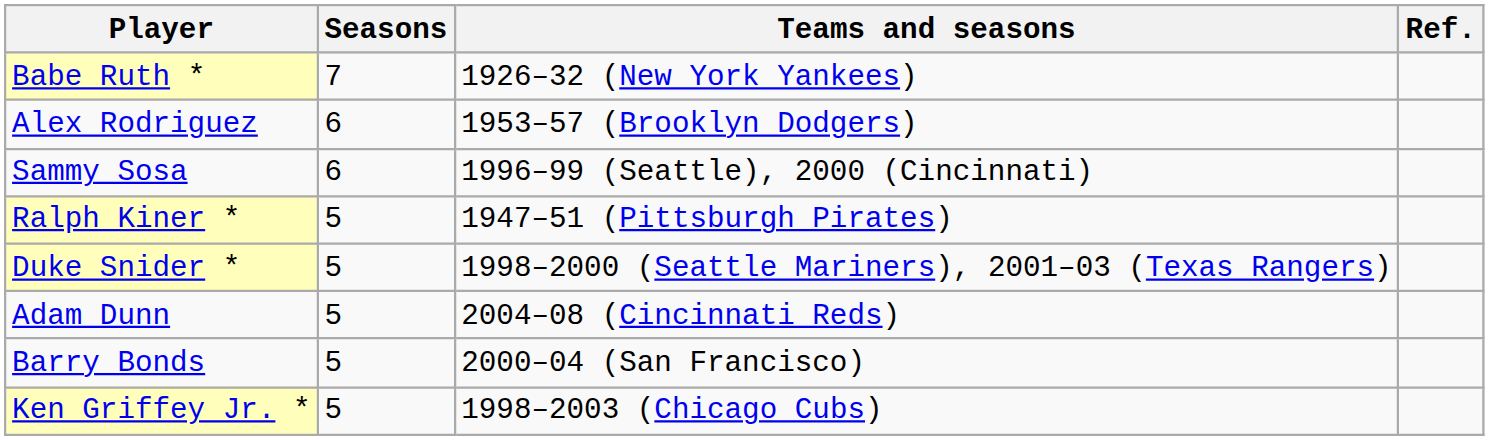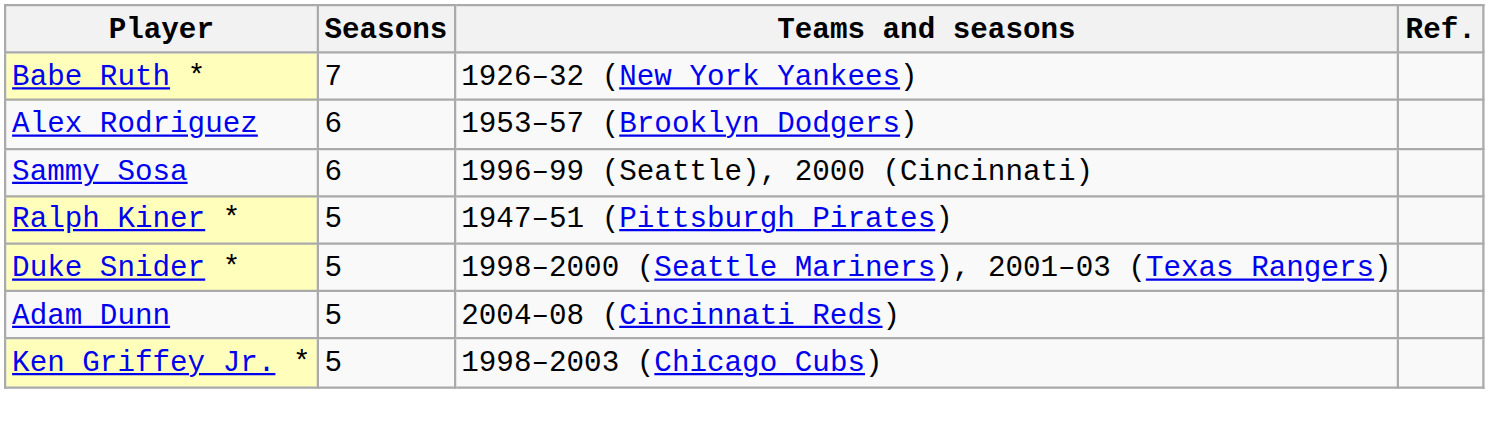- row: (109, 363)
